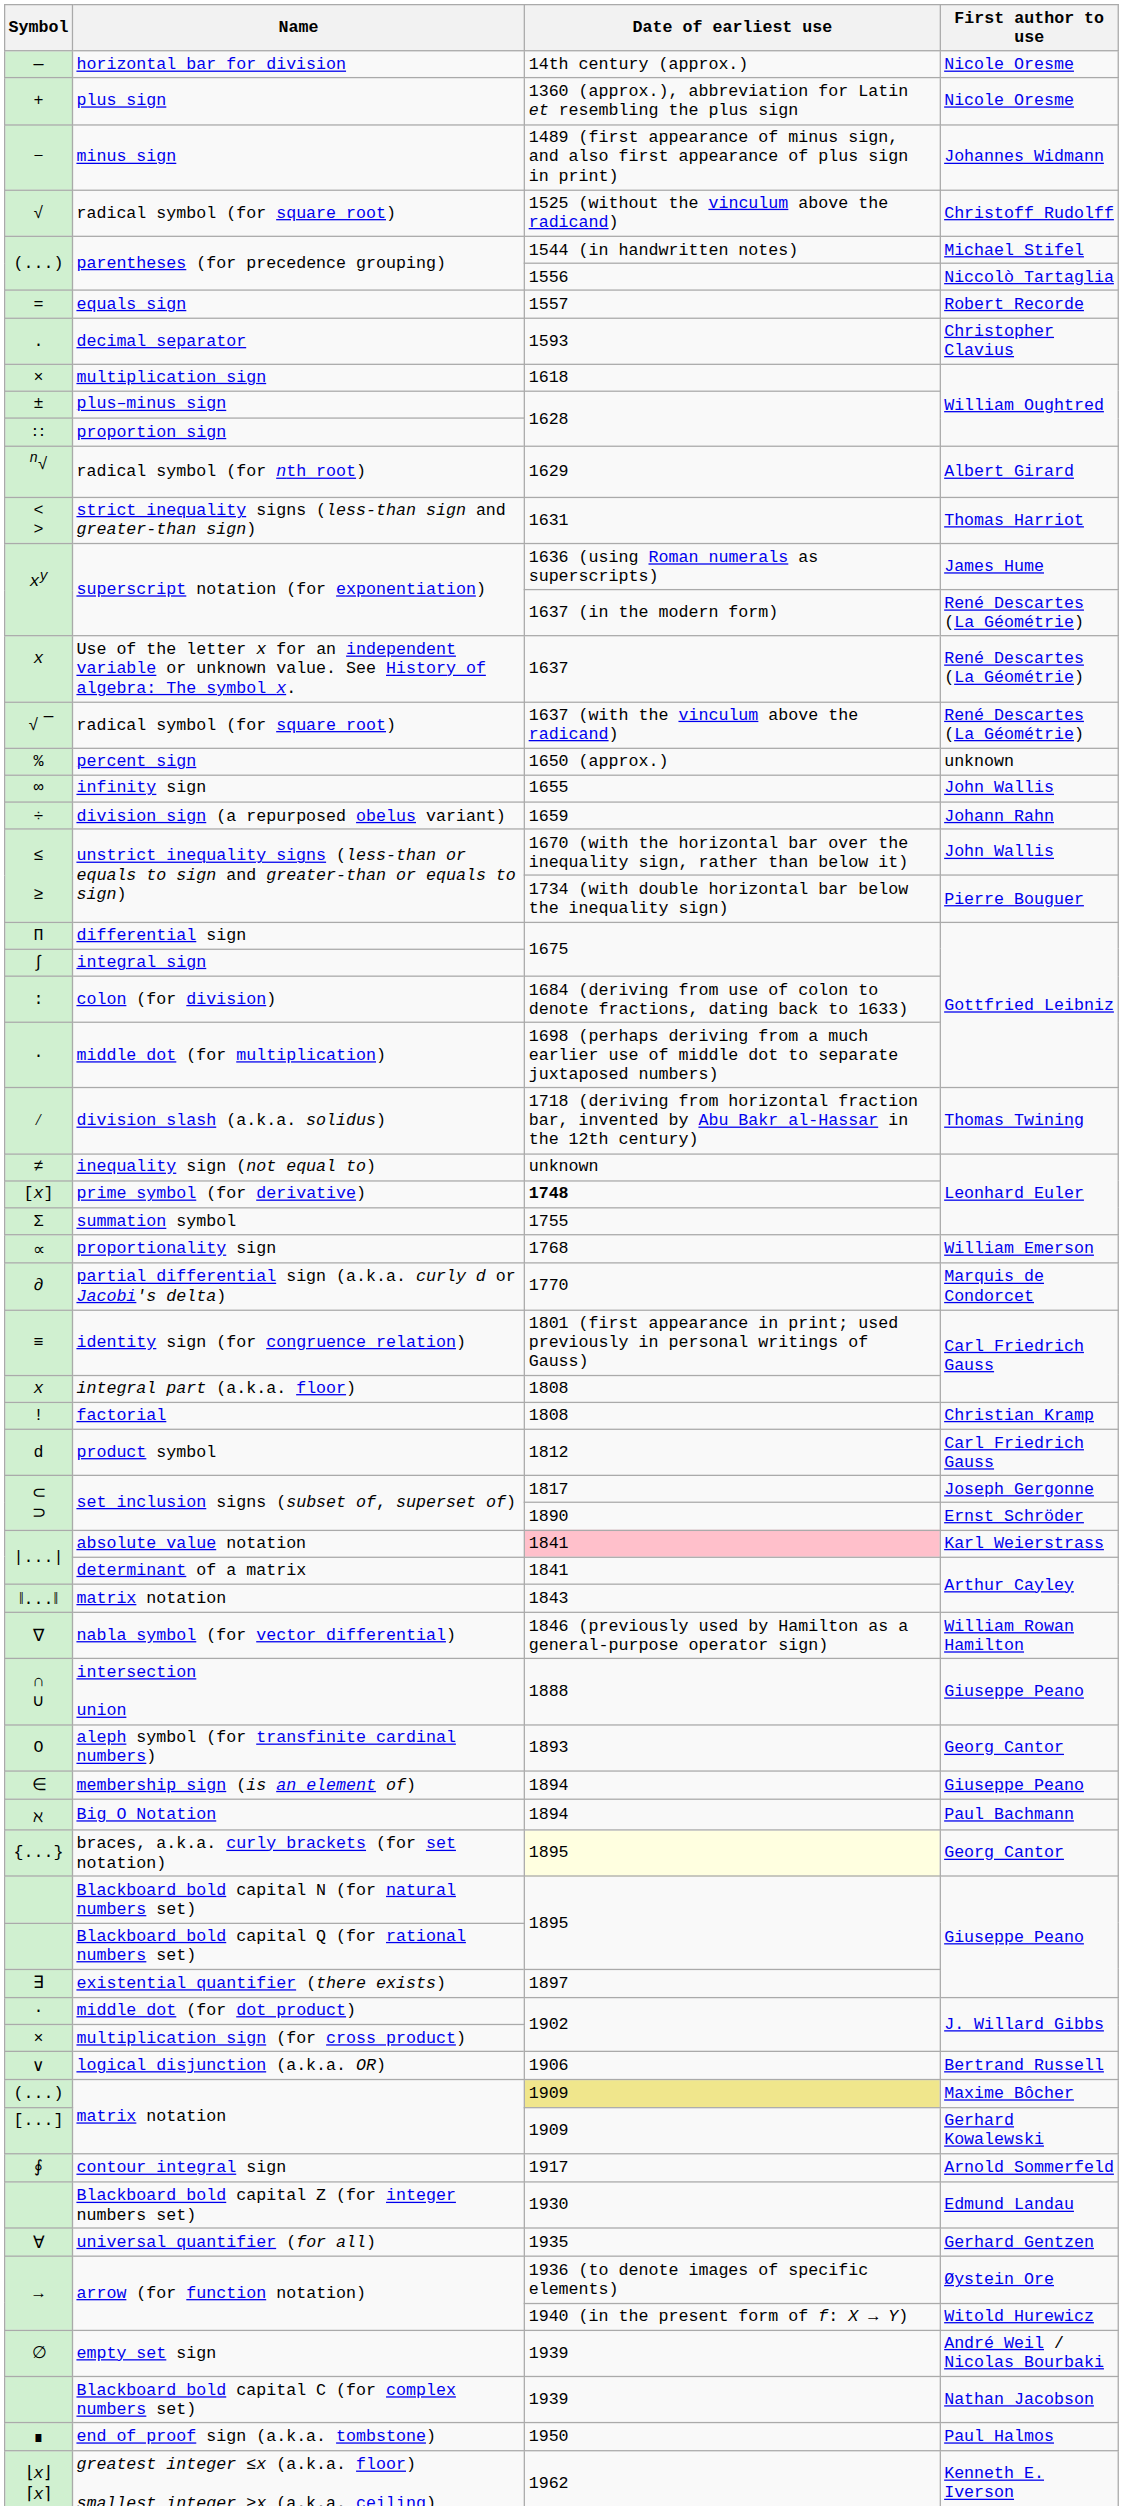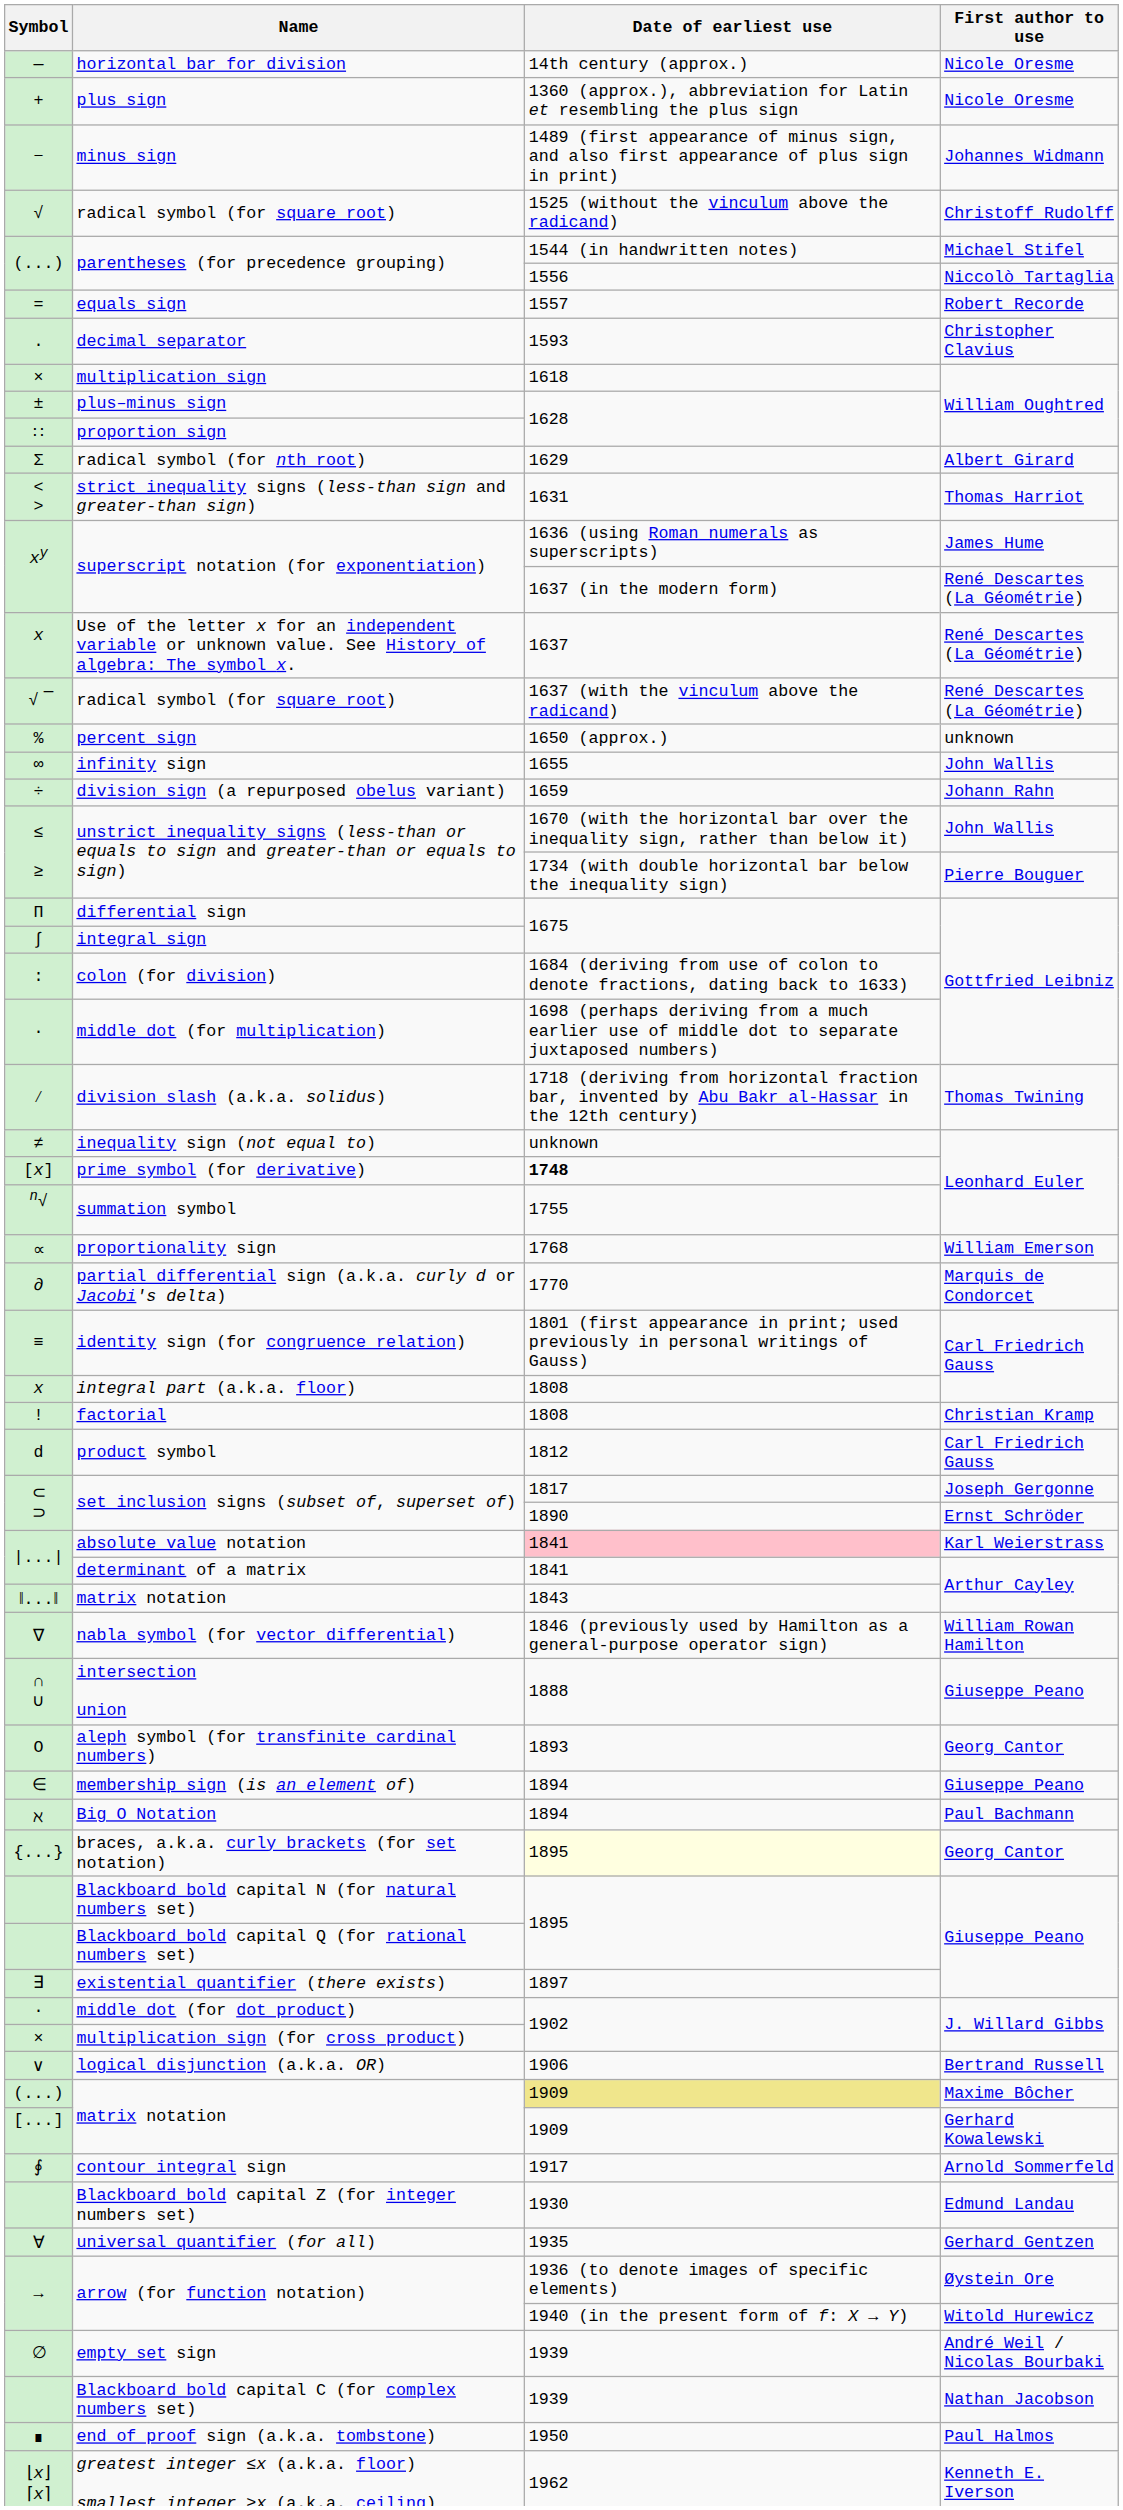(39, 472) n√ -> (39, 460) Σ
(39, 1221) Σ -> (39, 1210) n√
